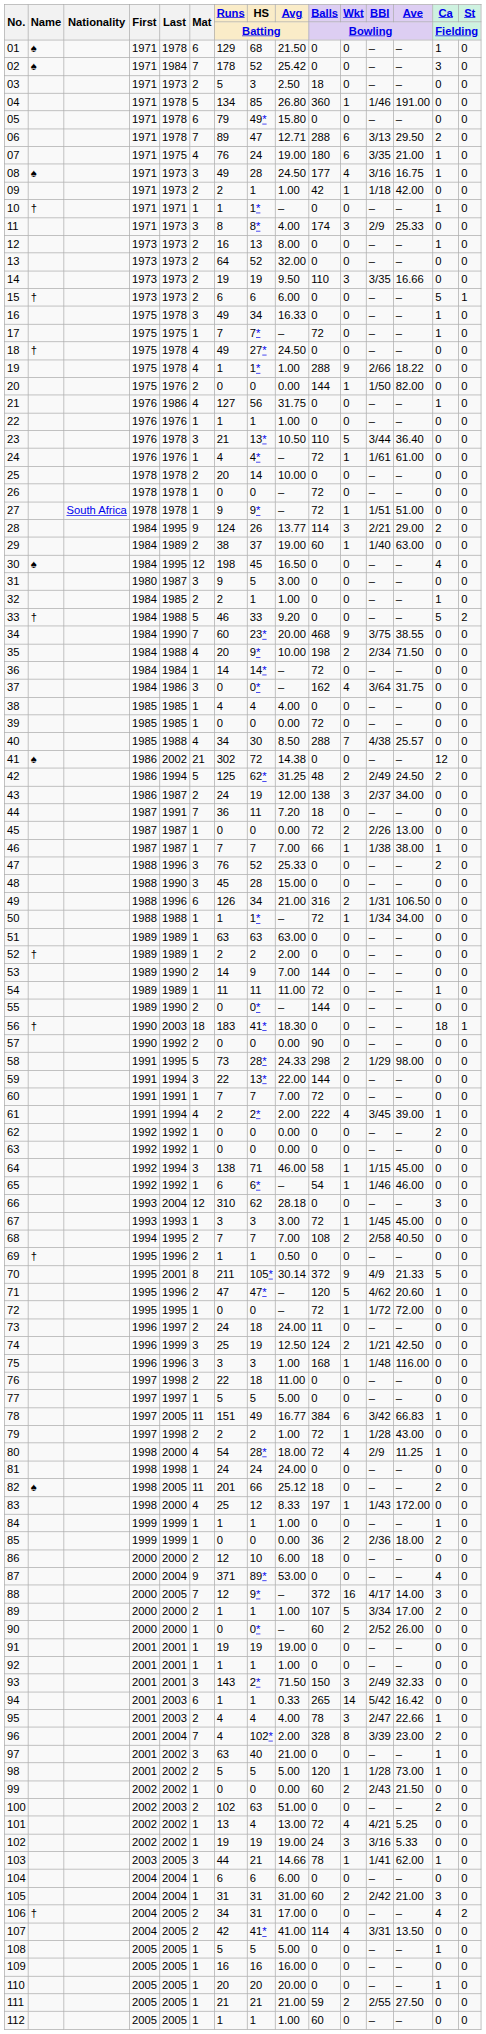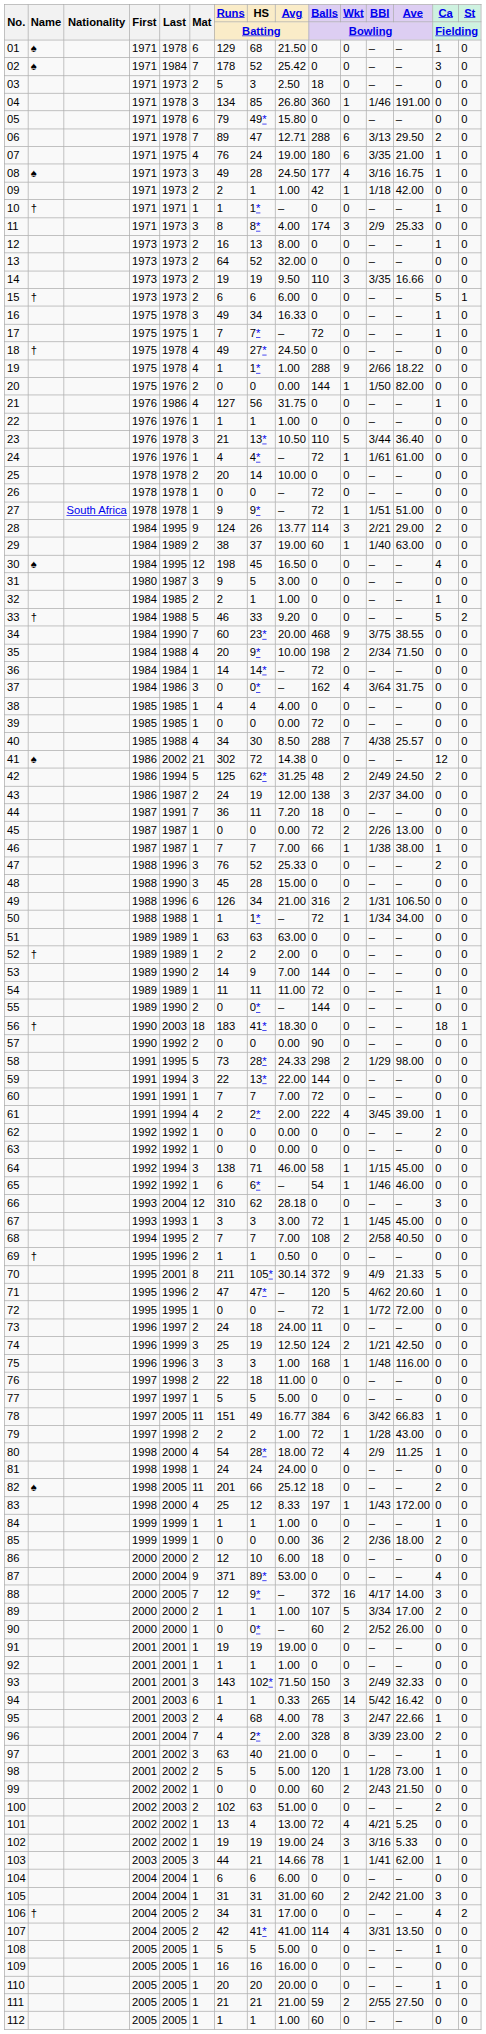(195, 102) 5 -> (195, 102) 3
(255, 1683) 2* -> (261, 1683) 102*
(253, 1718) 4 -> (256, 1718) 68
(261, 1736) 102* -> (255, 1736) 2*
